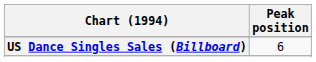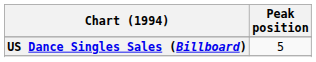(281, 47) 6 -> (281, 47) 5
